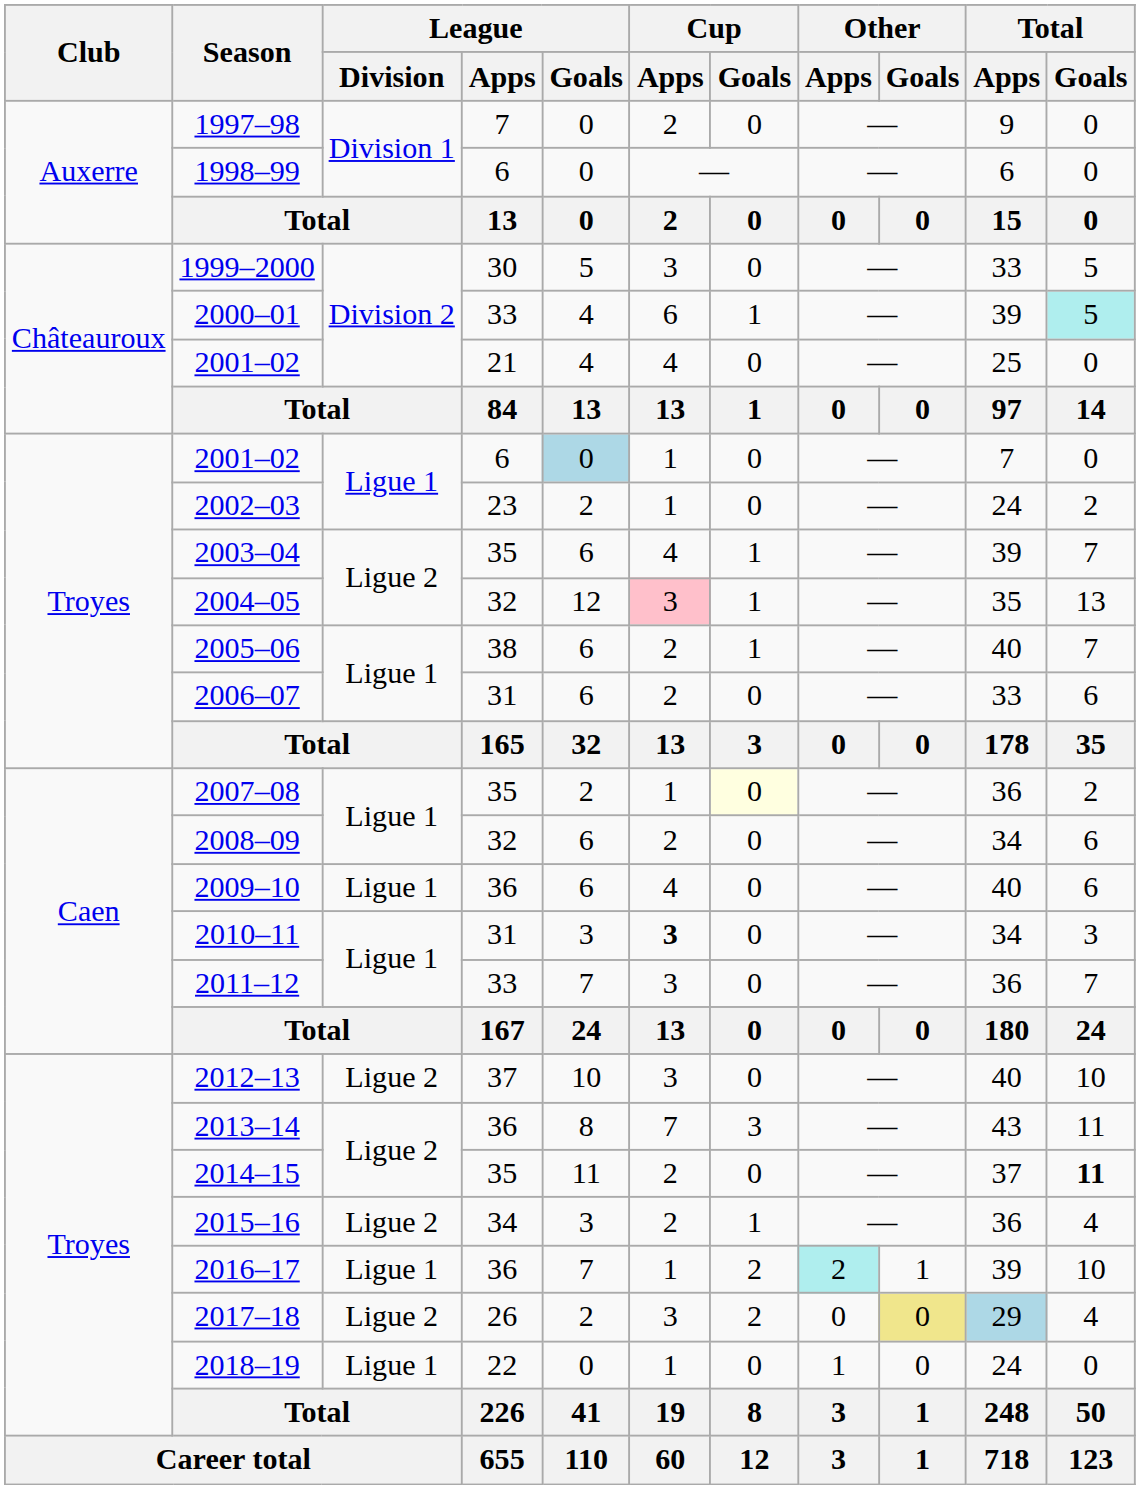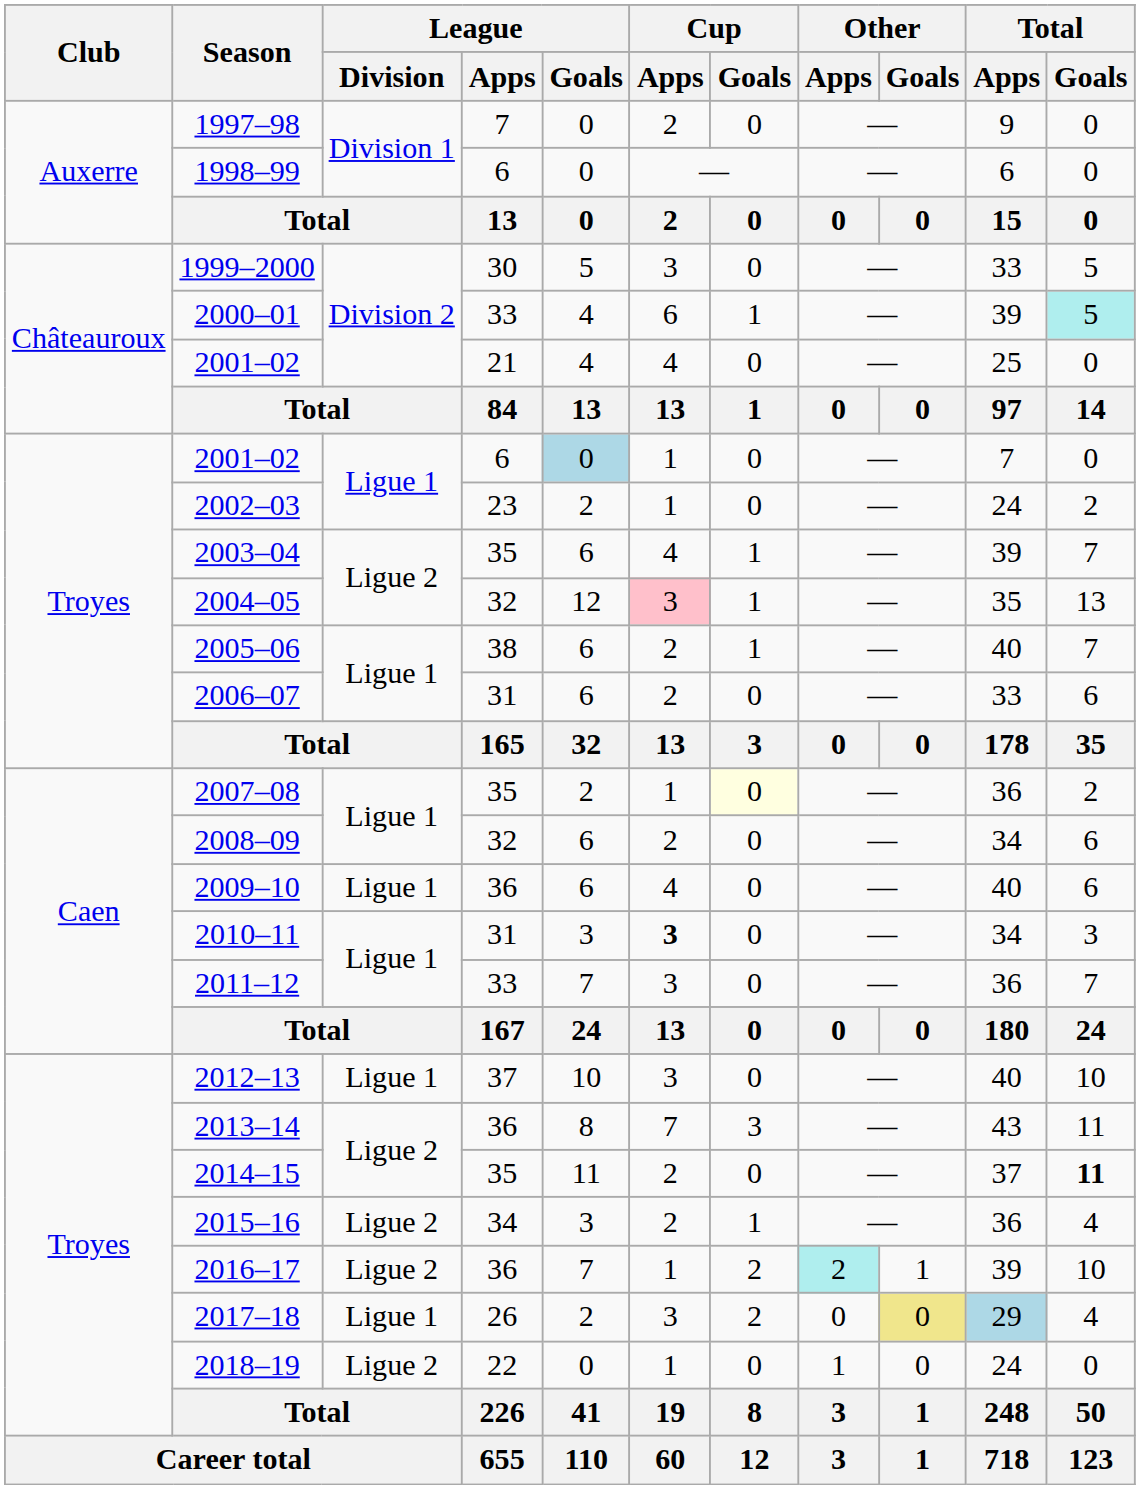(392, 1077) Ligue 2 -> (392, 1077) Ligue 1
(392, 1268) Ligue 1 -> (392, 1268) Ligue 2
(392, 1316) Ligue 2 -> (392, 1316) Ligue 1
(392, 1364) Ligue 1 -> (392, 1364) Ligue 2
